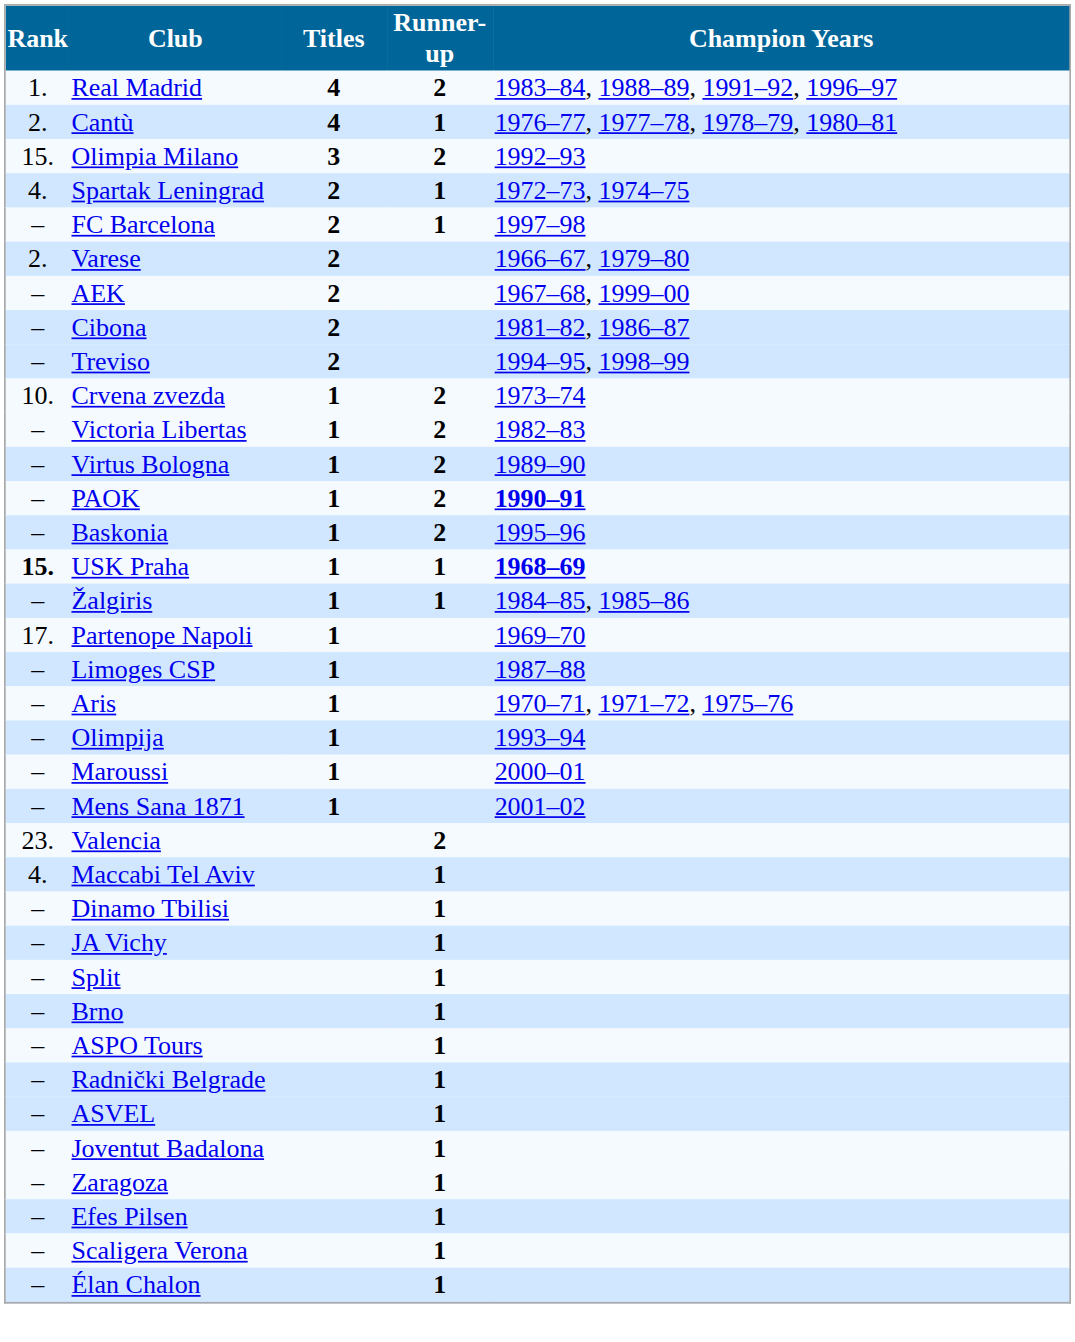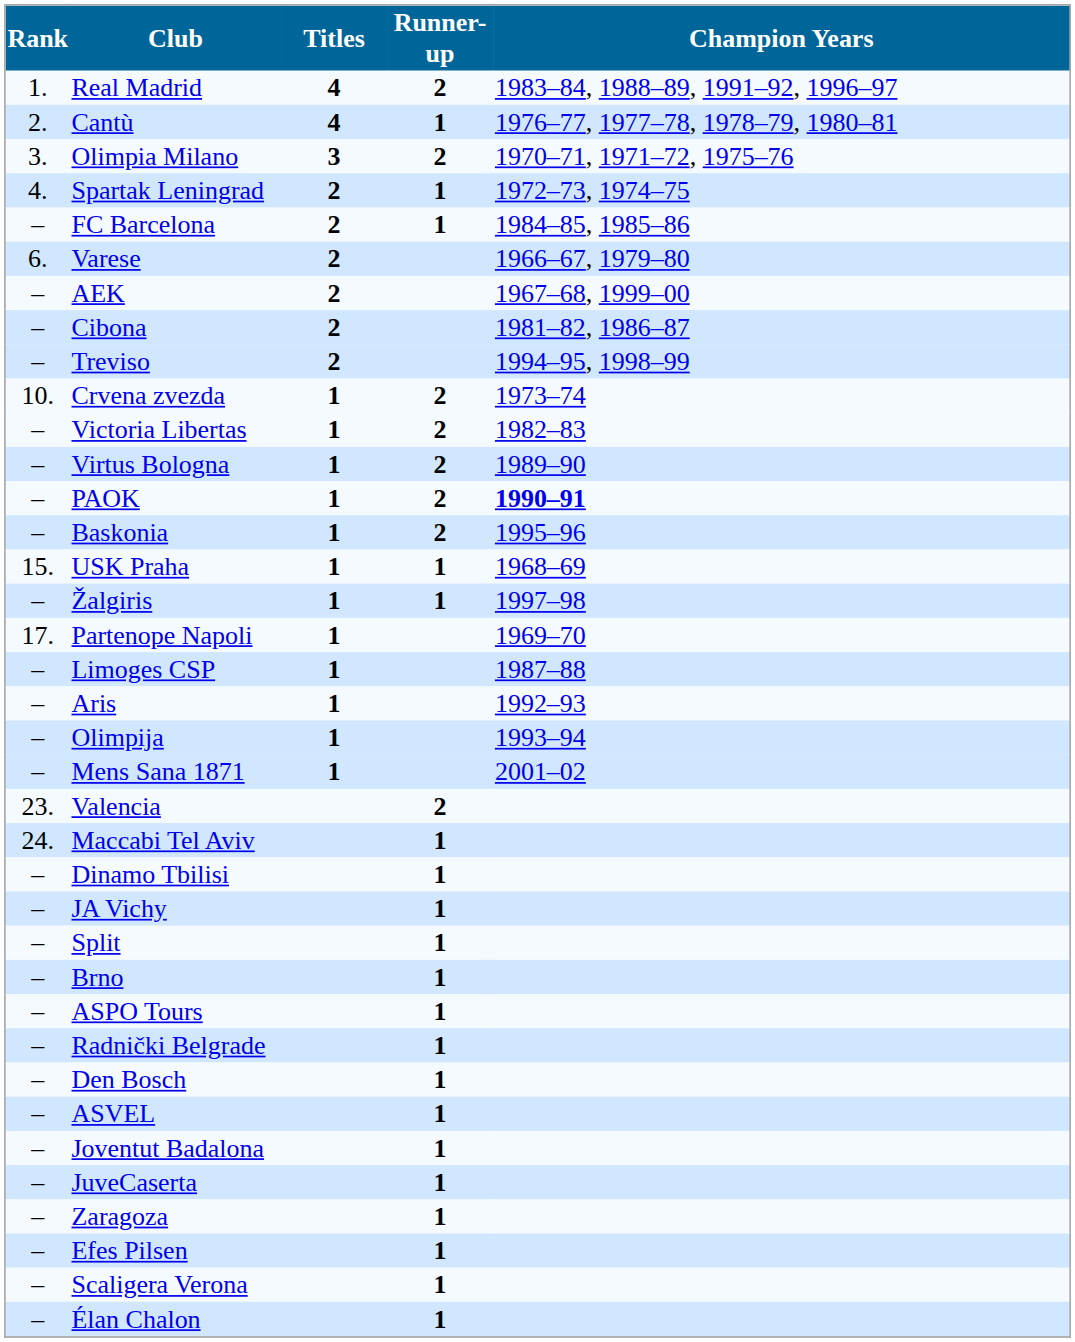(38, 155) 15. -> (38, 155) 3.
(540, 155) 1992–93 -> (644, 155) 1970–71, 1971–72, 1975–76
(540, 224) 1997–98 -> (592, 224) 1984–85, 1985–86
(38, 258) 2. -> (38, 258) 6.
(38, 566) bold -> (38, 566) normal
(540, 566) bold -> (540, 566) normal
(592, 600) 1984–85, 1985–86 -> (540, 600) 1997–98
(644, 703) 1970–71, 1971–72, 1975–76 -> (540, 703) 1992–93
- row: (120, 771)
(38, 874) 4. -> (38, 839) 24.
+ row: (129, 1079)
+ row: (134, 1181)
